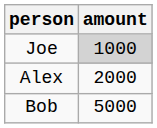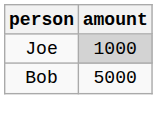- row: (42, 78)
